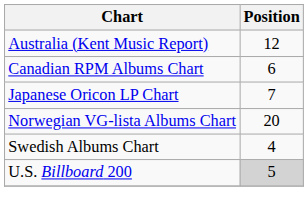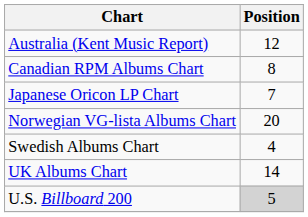(272, 69) 6 -> (272, 69) 8
+ row: (68, 172)
